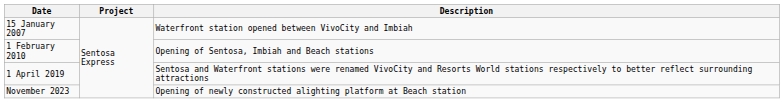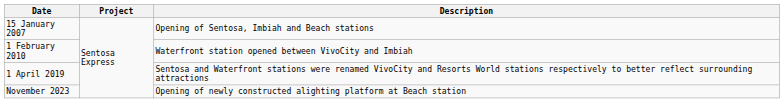(284, 29) Waterfront station opened between VivoCity and Imbiah -> (265, 29) Opening of Sentosa, Imbiah and Beach stations
(265, 51) Opening of Sentosa, Imbiah and Beach stations -> (284, 51) Waterfront station opened between VivoCity and Imbiah
